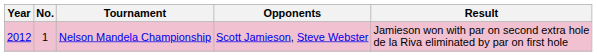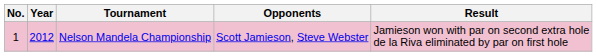columns swapped: (45, 13) <-> (19, 13)
